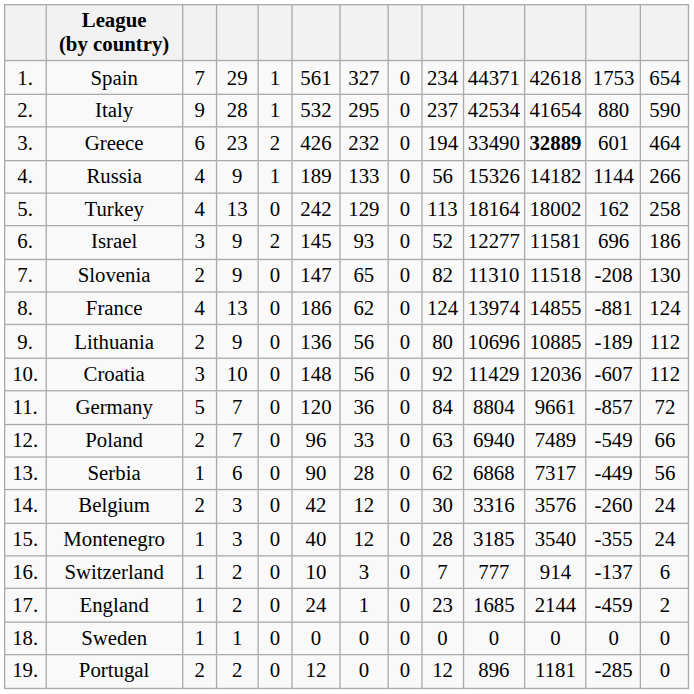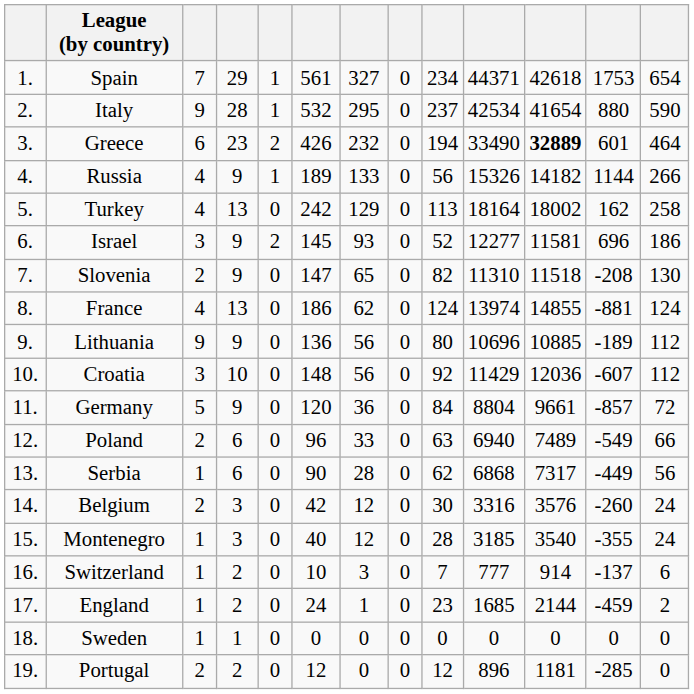(200, 341) 2 -> (200, 341) 9
(237, 407) 7 -> (237, 407) 9
(237, 440) 7 -> (237, 440) 6
